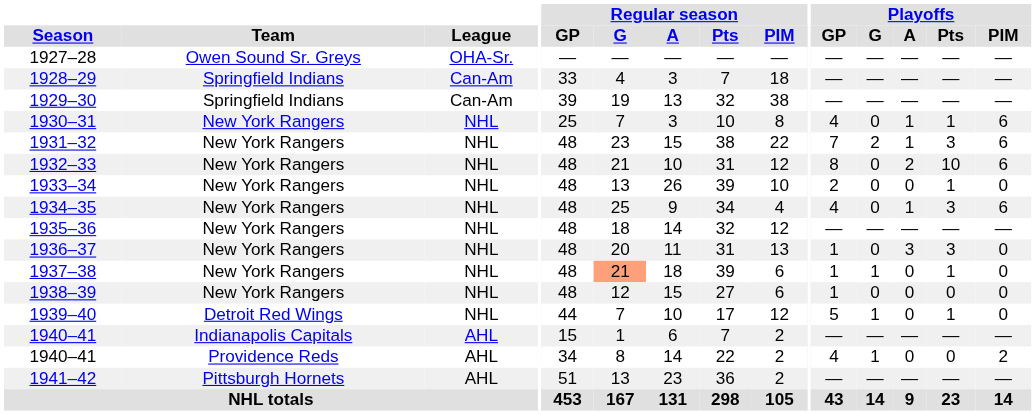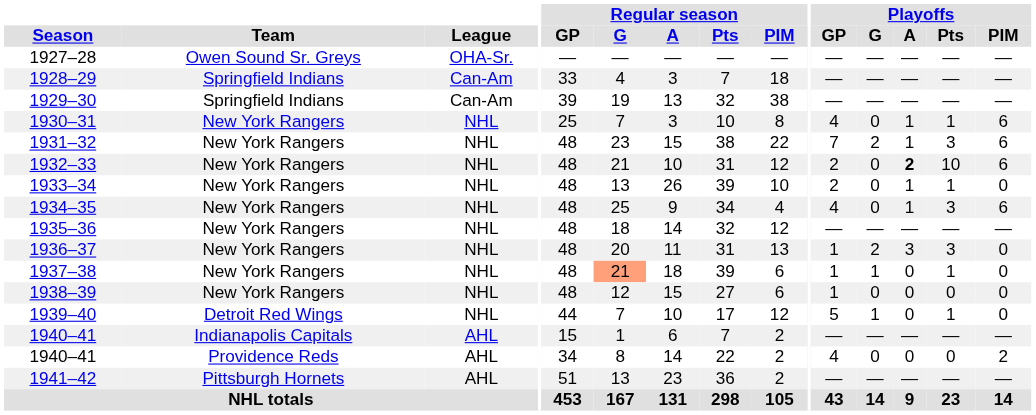(834, 164) 8 -> (834, 164) 2
(910, 164) normal -> (910, 164) bold
(910, 185) 0 -> (910, 185) 1
(875, 250) 0 -> (875, 250) 2
(875, 357) 1 -> (875, 357) 0
